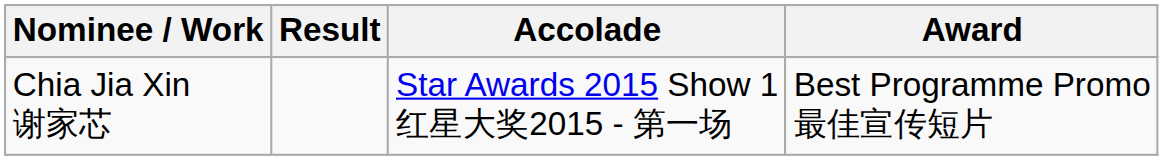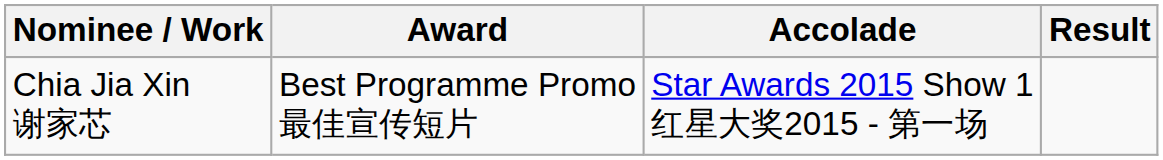columns swapped: (972, 30) <-> (330, 30)
